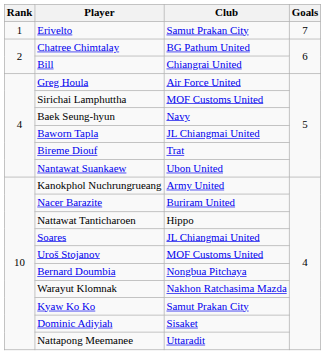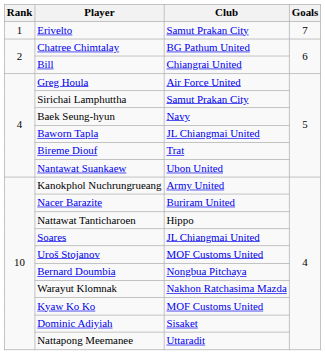(215, 99) MOF Customs United -> (208, 99) Samut Prakan City
(208, 306) Samut Prakan City -> (215, 306) MOF Customs United
